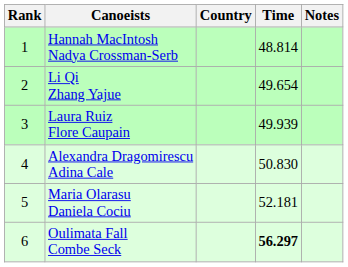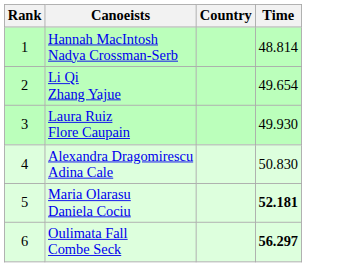- column: (322, 15)
(278, 124) 49.939 -> (278, 124) 49.930
(278, 203) normal -> (278, 203) bold
